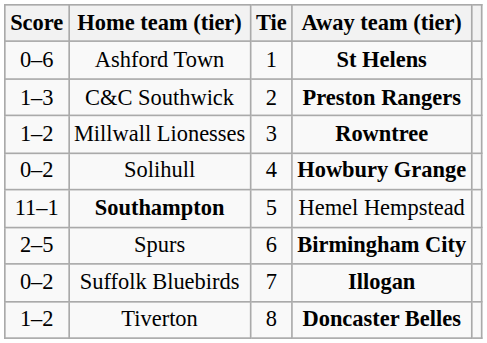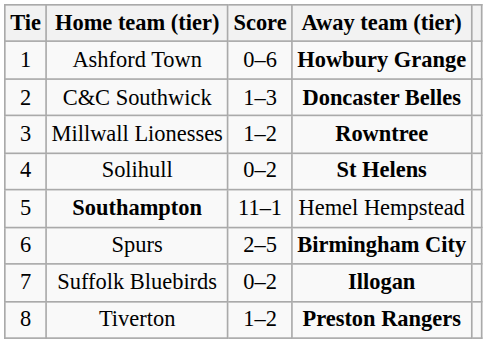columns swapped: (271, 22) <-> (37, 22)
(382, 59) St Helens -> (382, 59) Howbury Grange
(382, 96) Preston Rangers -> (382, 96) Doncaster Belles
(382, 170) Howbury Grange -> (382, 170) St Helens
(382, 318) Doncaster Belles -> (382, 318) Preston Rangers
